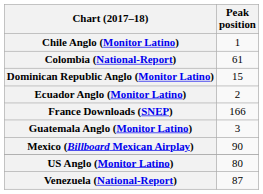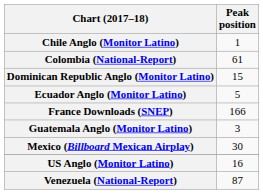(237, 94) 2 -> (237, 94) 5
(237, 146) 90 -> (237, 146) 30
(237, 163) 80 -> (237, 163) 16
